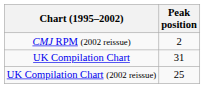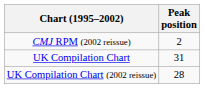(179, 74) 25 -> (179, 74) 28
